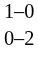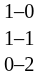+ row: (19, 38)
